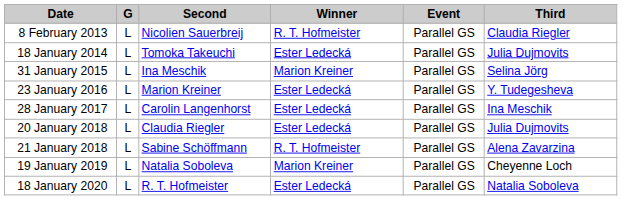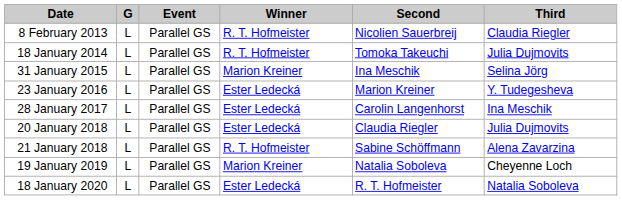columns swapped: (444, 14) <-> (205, 14)
(312, 52) Ester Ledecká -> (266, 52) R. T. Hofmeister
